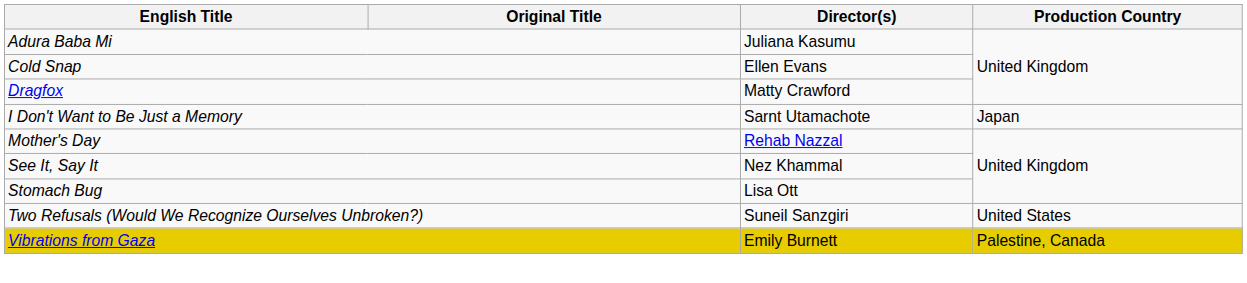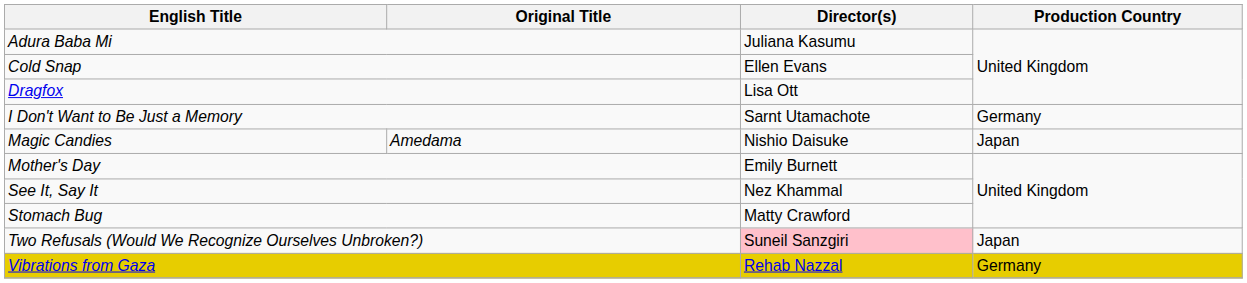(797, 91) Matty Crawford -> (771, 91) Lisa Ott
(998, 116) Japan -> (1009, 116) Germany
+ row: (60, 141)
(793, 141) Rehab Nazzal -> (791, 166) Emily Burnett
(771, 191) Lisa Ott -> (797, 215) Matty Crawford
(796, 215) no background -> (796, 240) pink background
(1024, 215) United States -> (998, 240) Japan
(791, 240) Emily Burnett -> (793, 265) Rehab Nazzal
(1041, 240) Palestine, Canada -> (1009, 265) Germany
